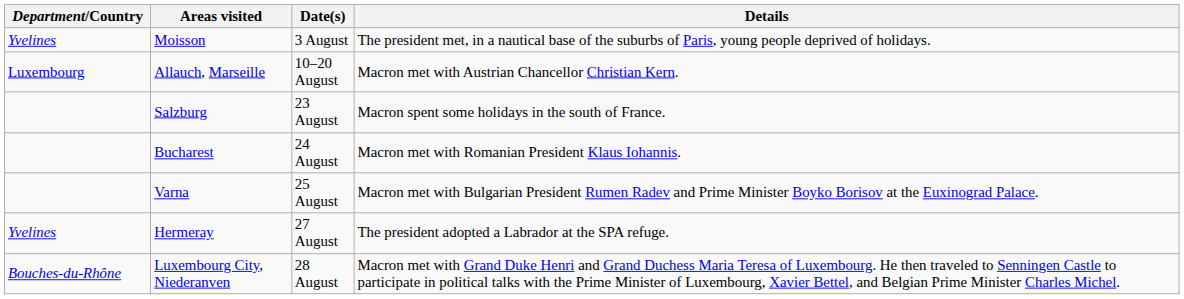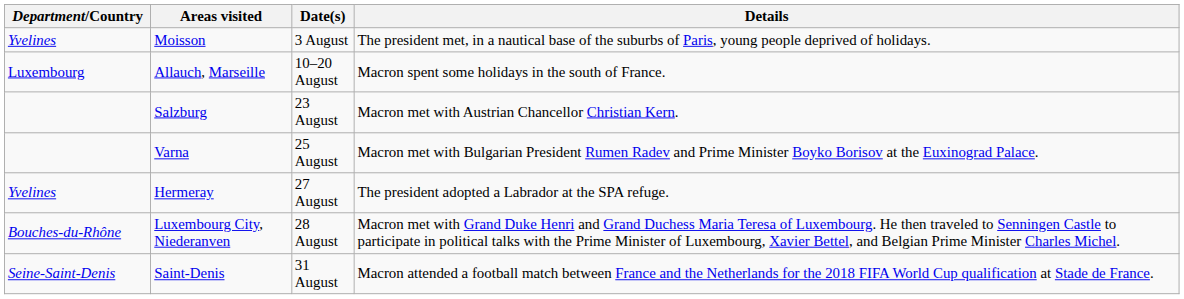(518, 71) Macron met with Austrian Chancellor Christian Kern. -> (511, 71) Macron spent some holidays in the south of France.
(511, 112) Macron spent some holidays in the south of France. -> (518, 112) Macron met with Austrian Chancellor Christian Kern.
- row: (184, 152)
+ row: (189, 273)
